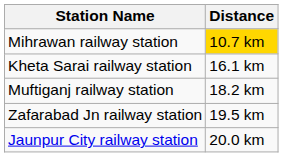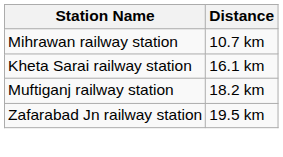(237, 41) gold background -> (237, 41) no background
- row: (103, 139)
